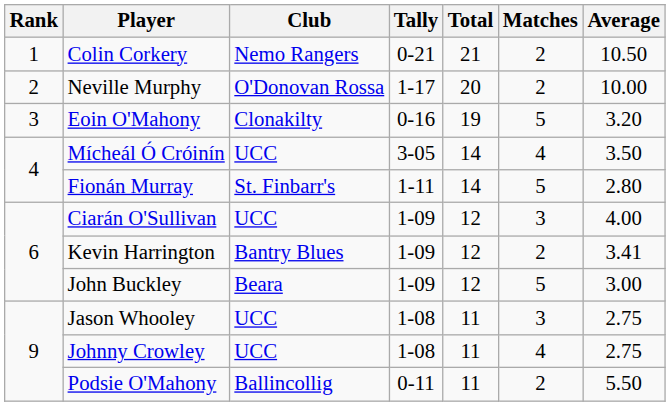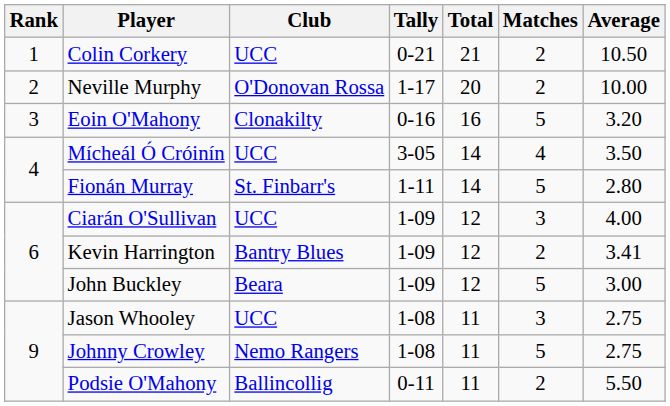(296, 53) Nemo Rangers -> (256, 53) UCC
(470, 119) 19 -> (470, 119) 16
(256, 350) UCC -> (296, 350) Nemo Rangers
(540, 350) 4 -> (540, 350) 5
